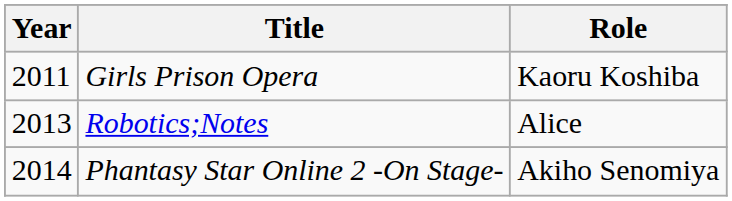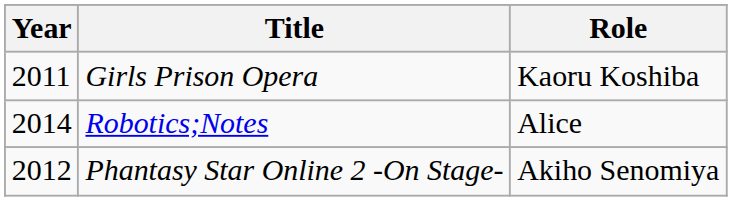(42, 123) 2013 -> (42, 123) 2014
(42, 170) 2014 -> (42, 170) 2012
